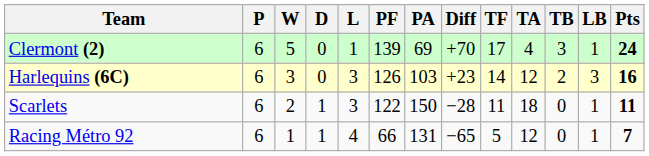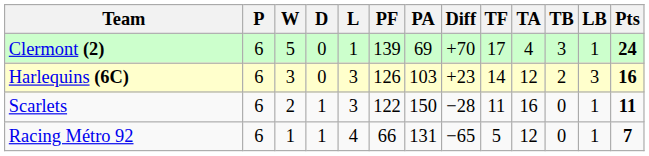(529, 106) 18 -> (529, 106) 16
